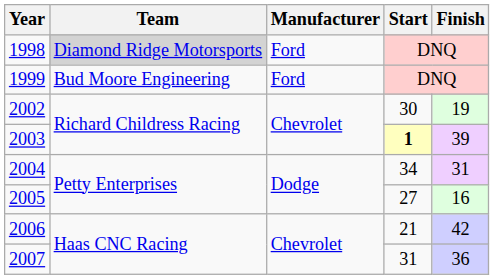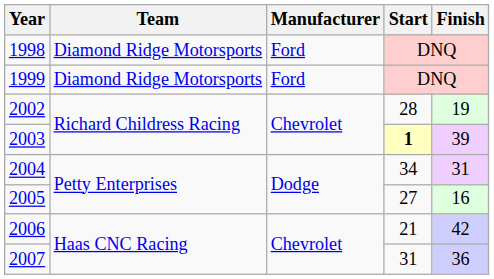(158, 49) lightgrey background -> (158, 49) no background
(142, 79) Bud Moore Engineering -> (158, 79) Diamond Ridge Motorsports
(408, 109) 30 -> (408, 109) 28
